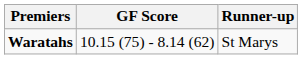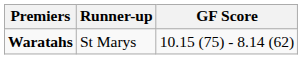columns swapped: (147, 16) <-> (258, 16)
